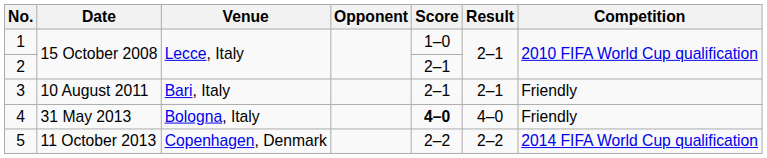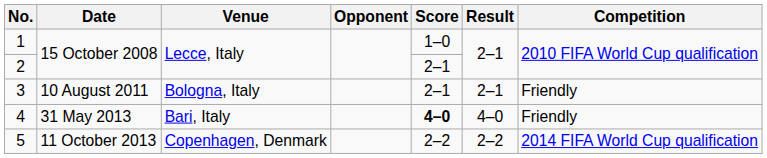(197, 91) Bari, Italy -> (212, 91) Bologna, Italy
(212, 116) Bologna, Italy -> (197, 116) Bari, Italy
